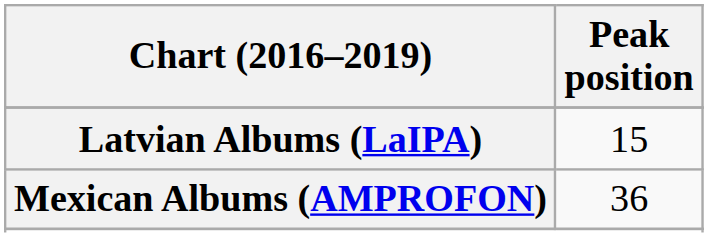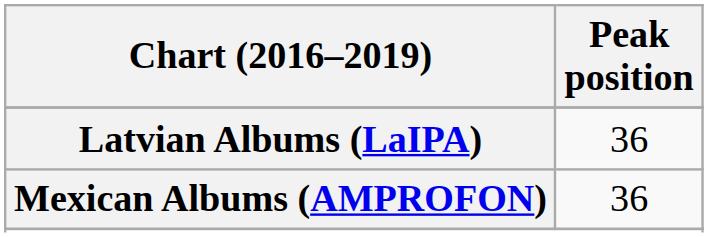(629, 137) 15 -> (629, 137) 36
